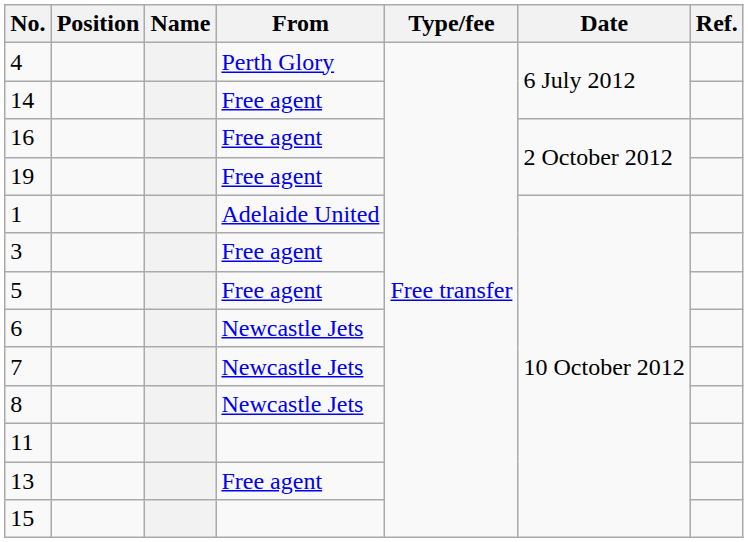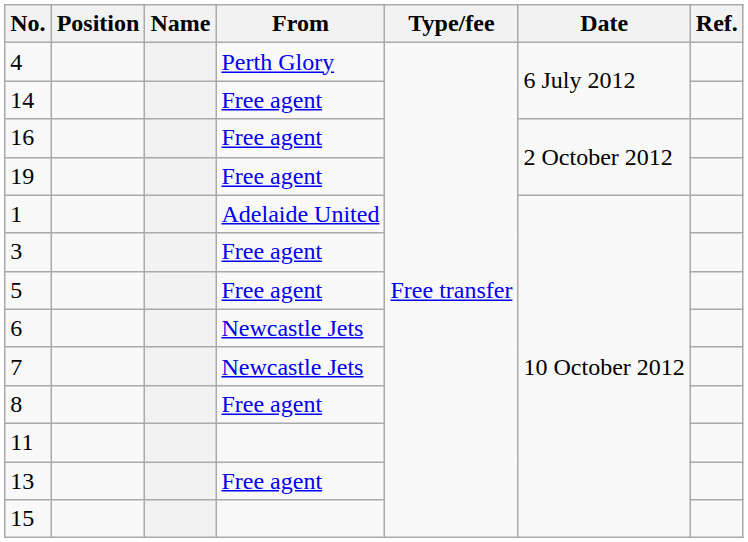(292, 404) Newcastle Jets -> (272, 404) Free agent
